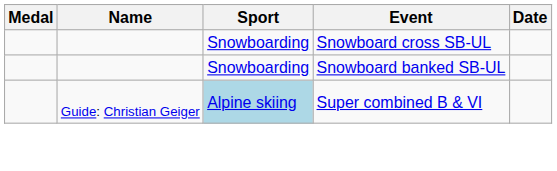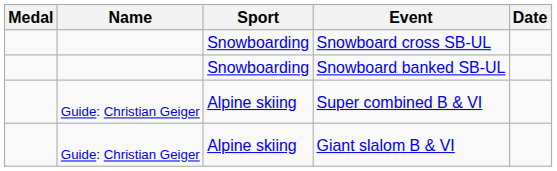(252, 102) lightblue background -> (252, 102) no background
+ row: (386, 145)
